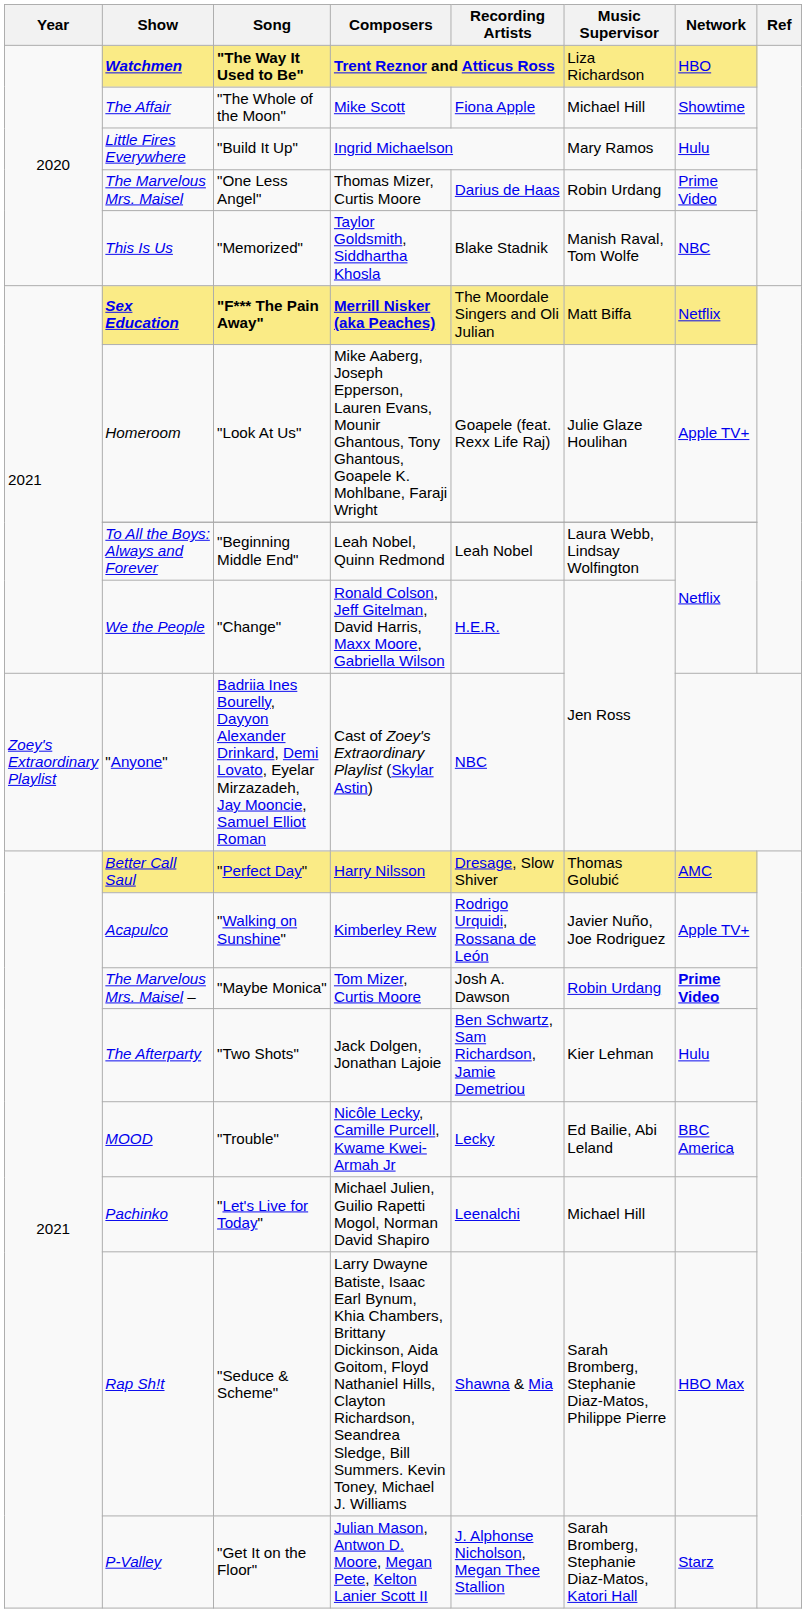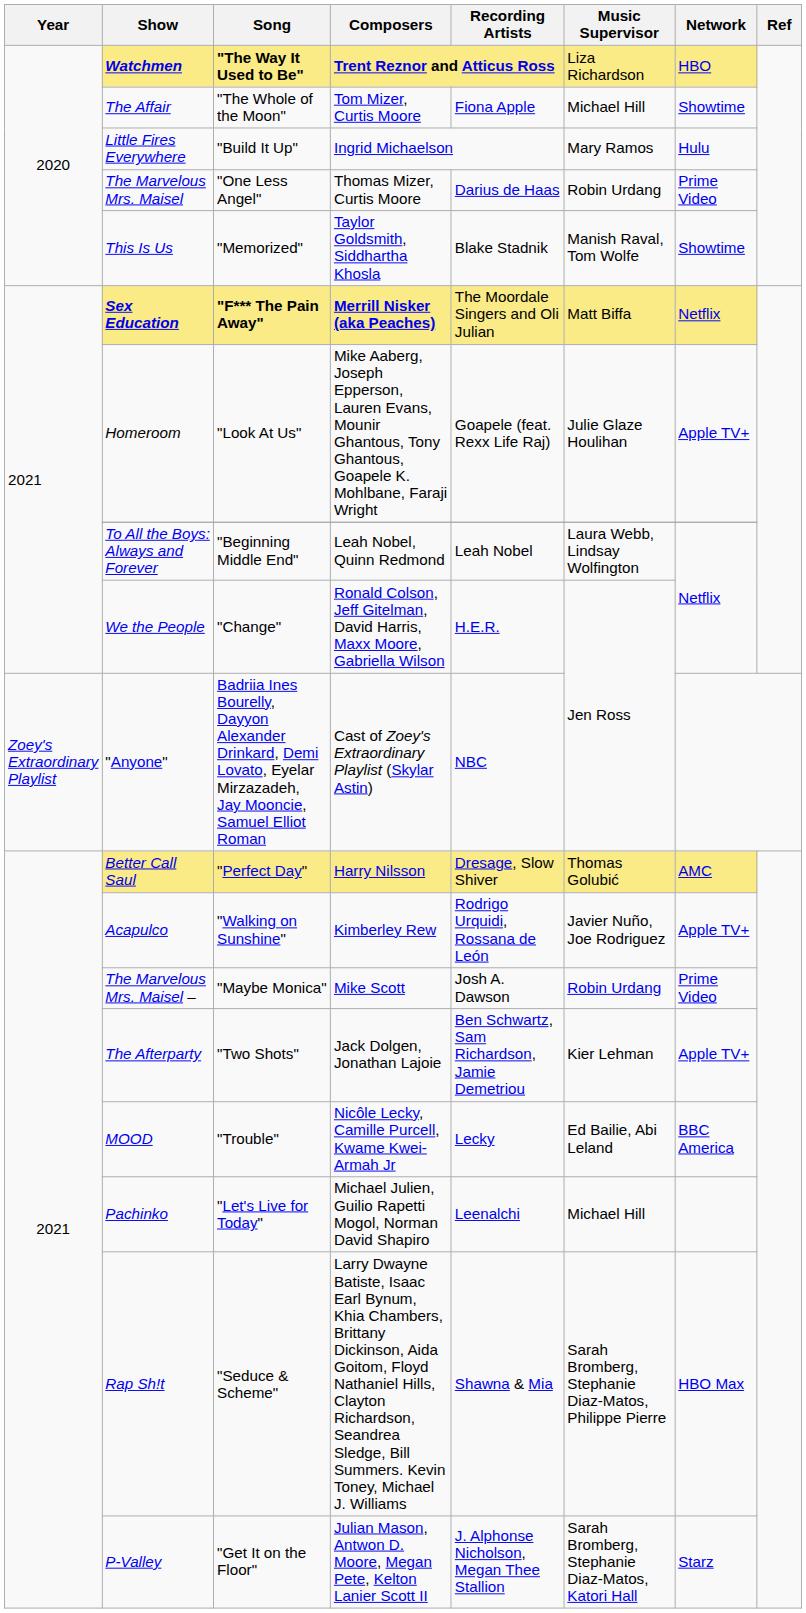(369, 107) Mike Scott -> (377, 107) Tom Mizer, Curtis Moore
(694, 248) NBC -> (712, 248) Showtime
(377, 988) Tom Mizer, Curtis Moore -> (369, 988) Mike Scott
(699, 988) bold -> (698, 988) normal
(694, 1055) Hulu -> (714, 1055) Apple TV+
